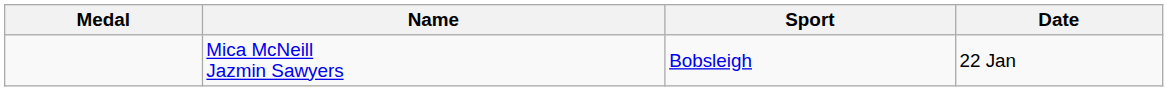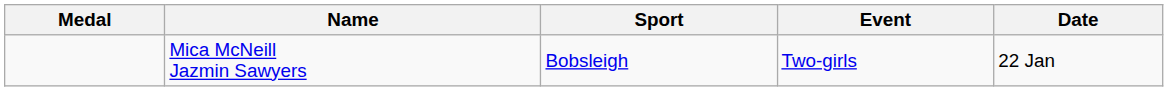+ column: (885, 20)
